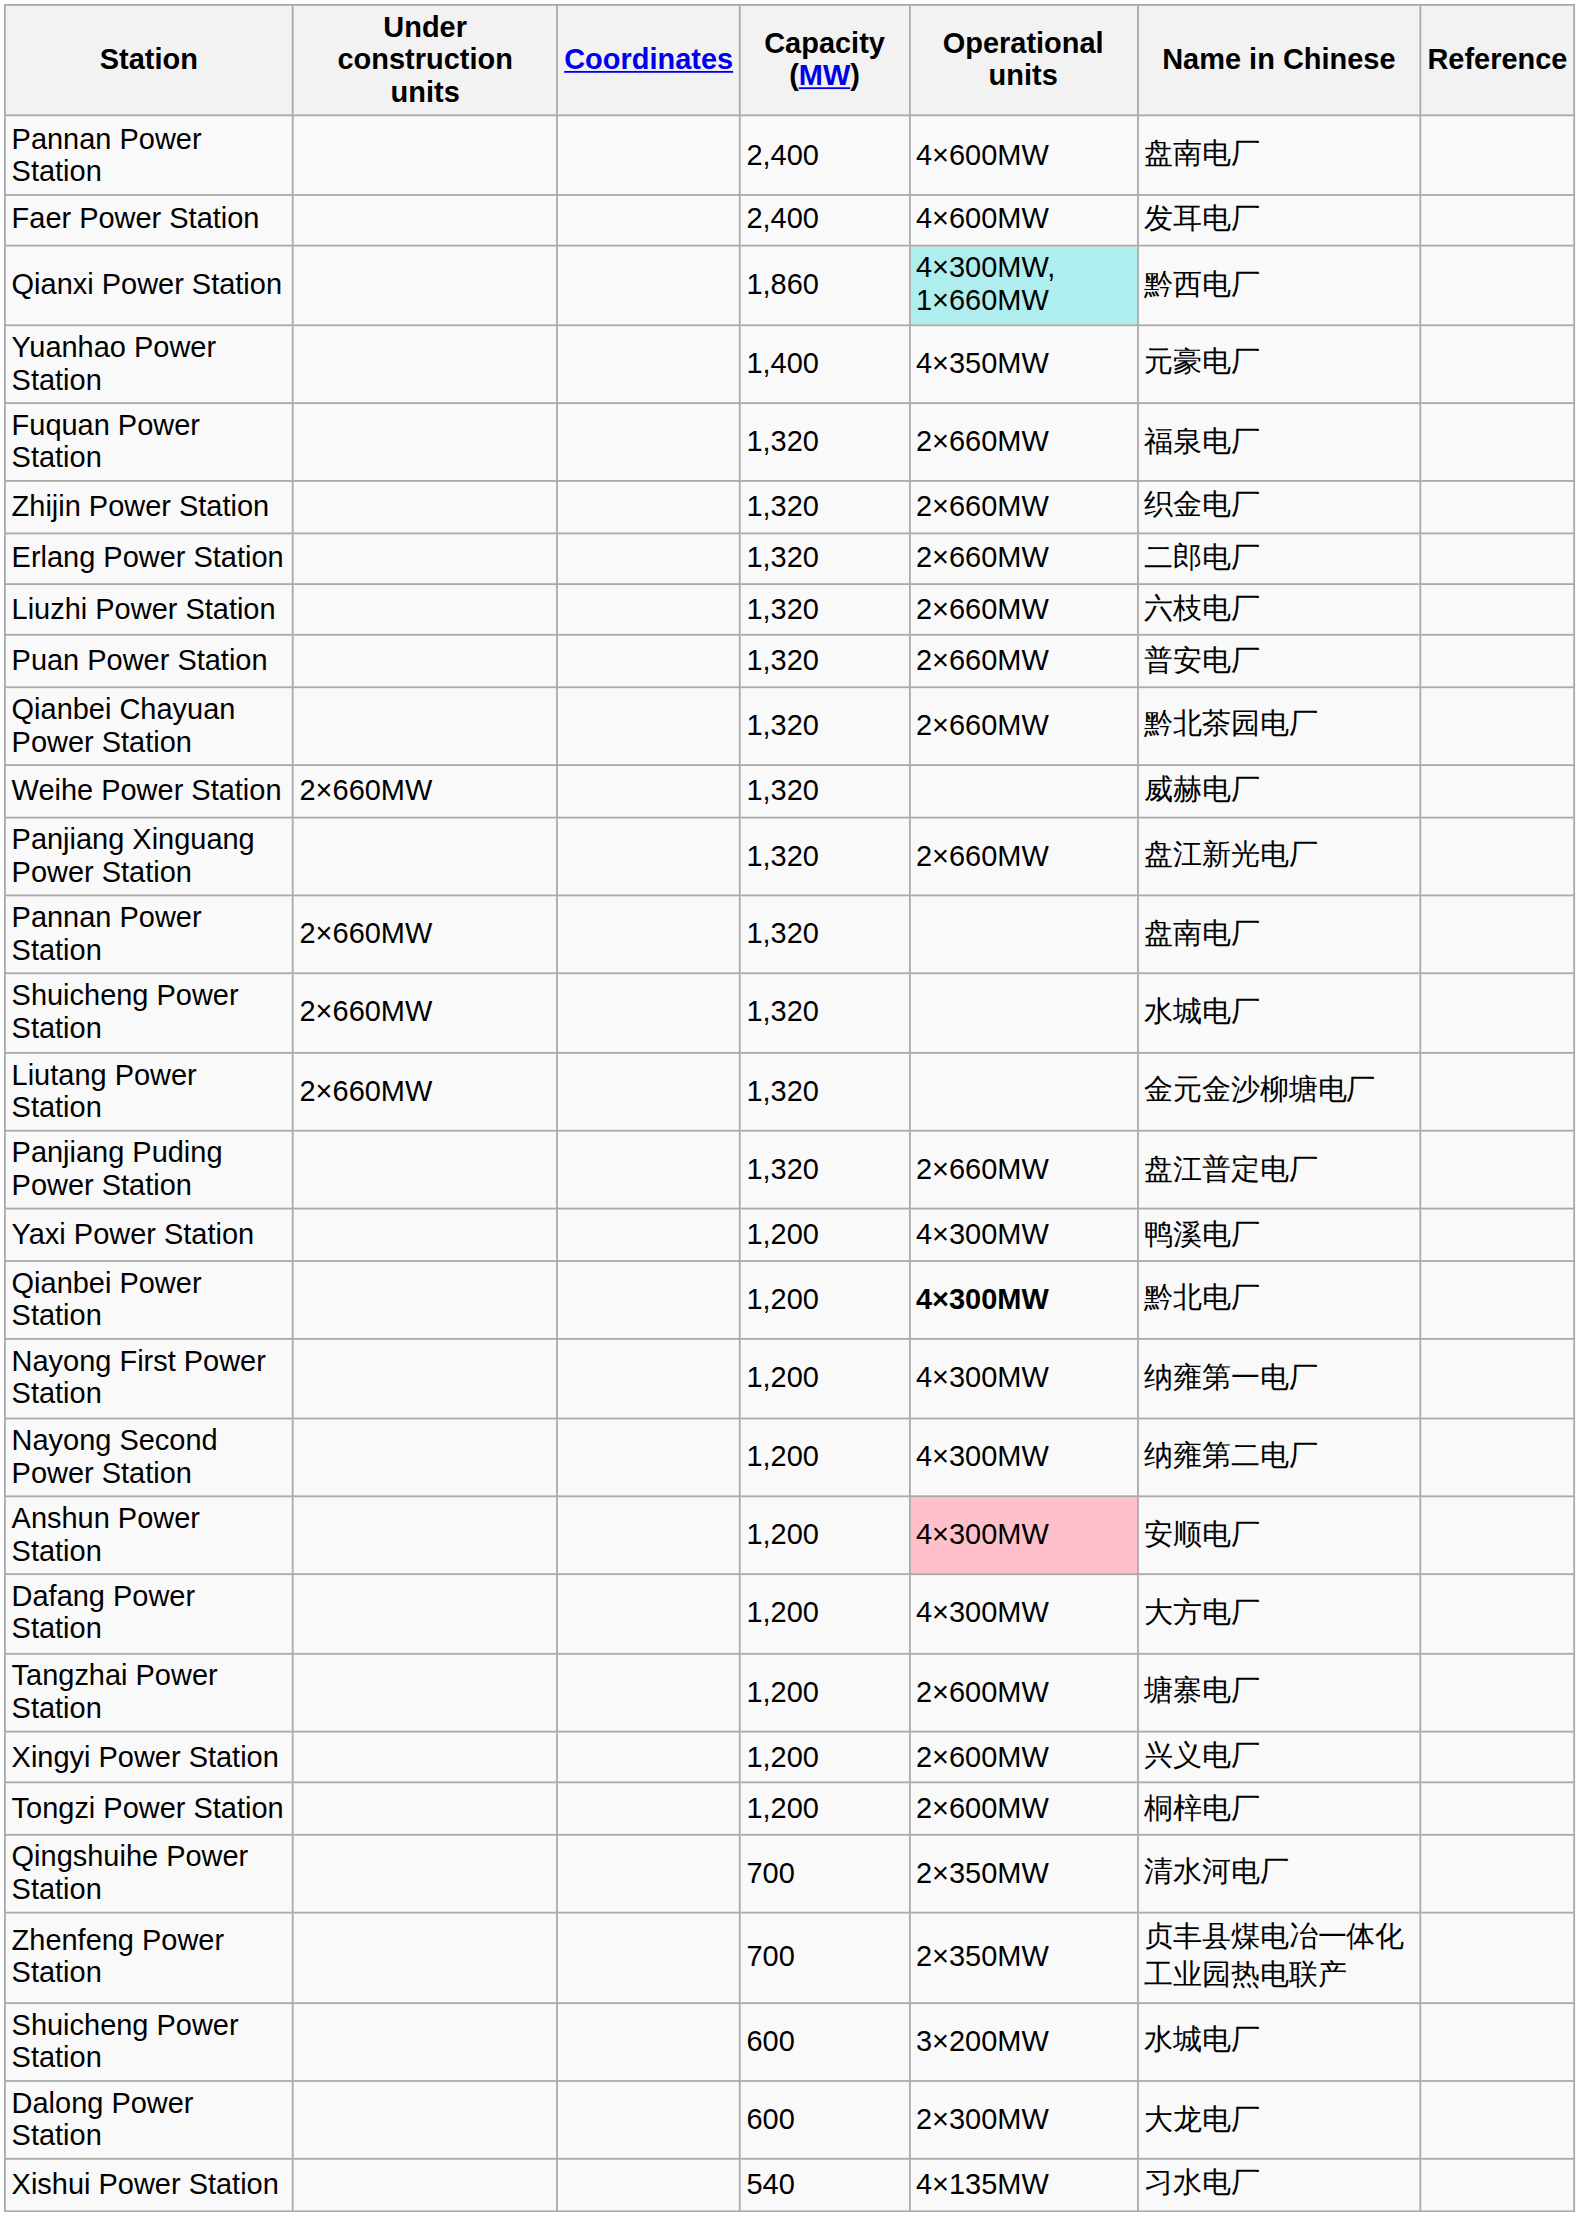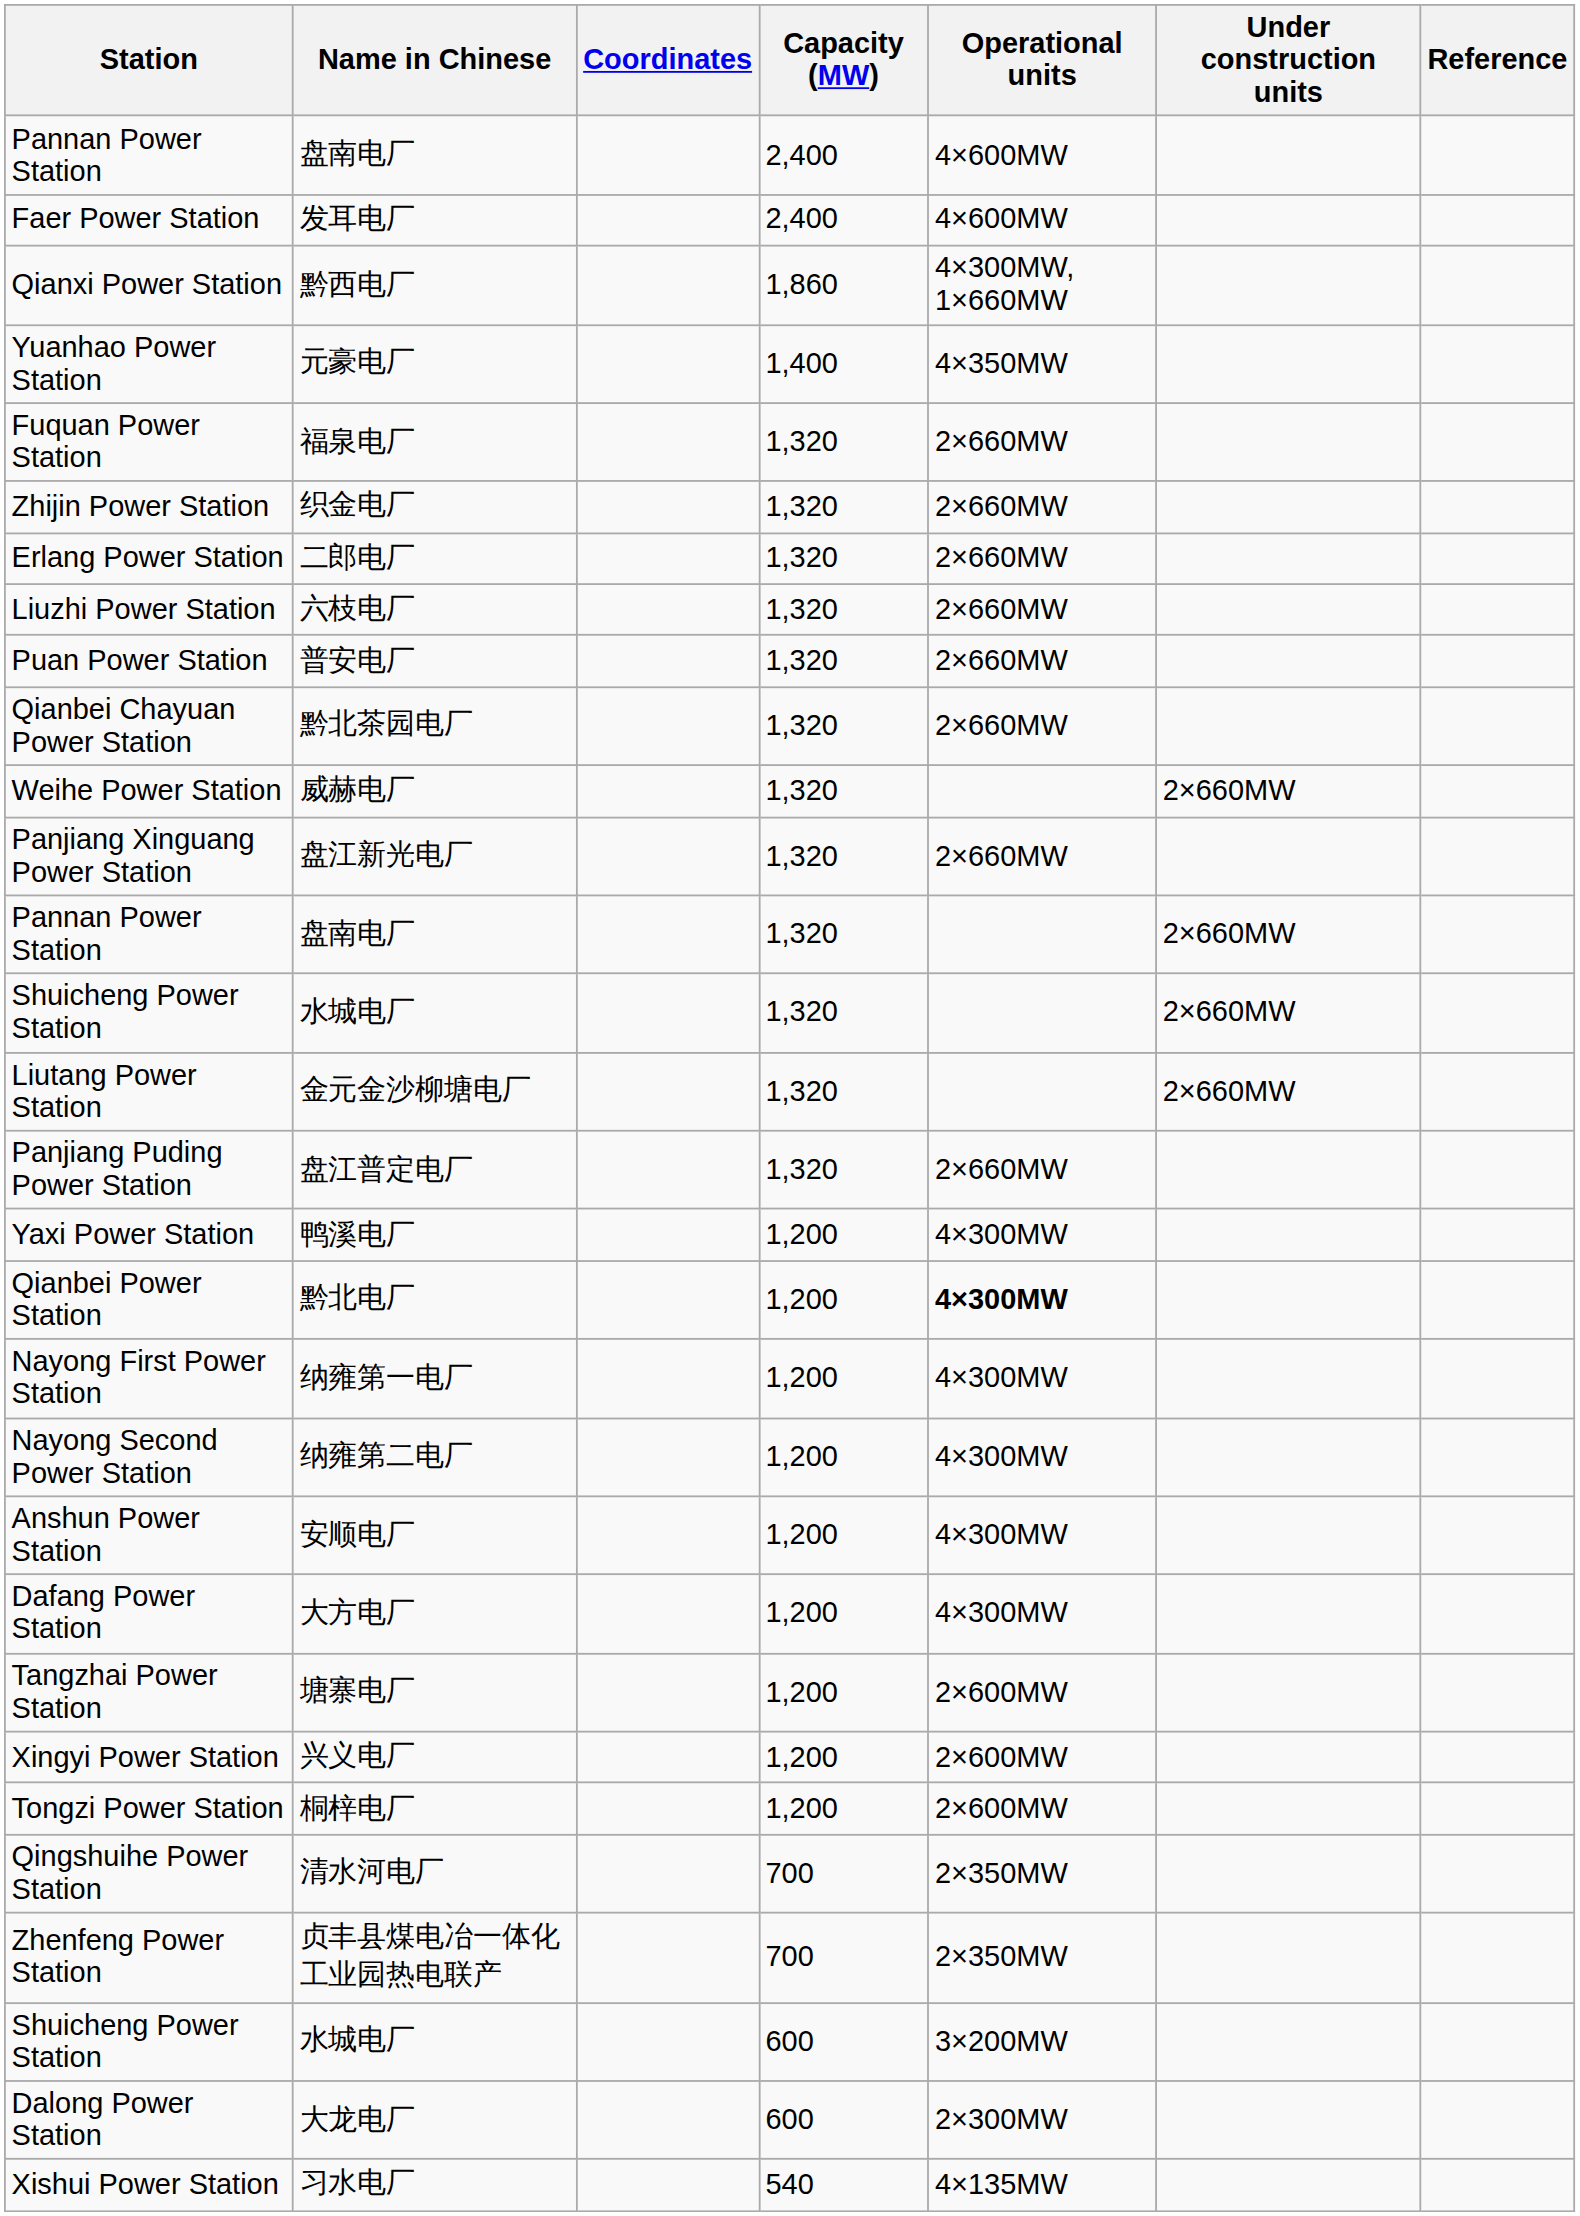columns swapped: (1279, 60) <-> (425, 60)
(986, 284) paleturquoise background -> (1005, 284) no background
(982, 1534) pink background -> (1001, 1534) no background
